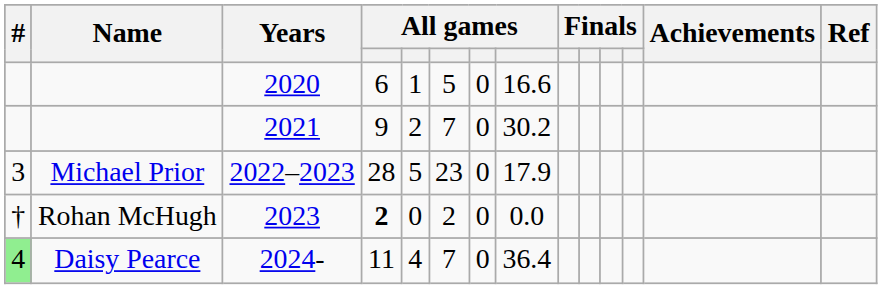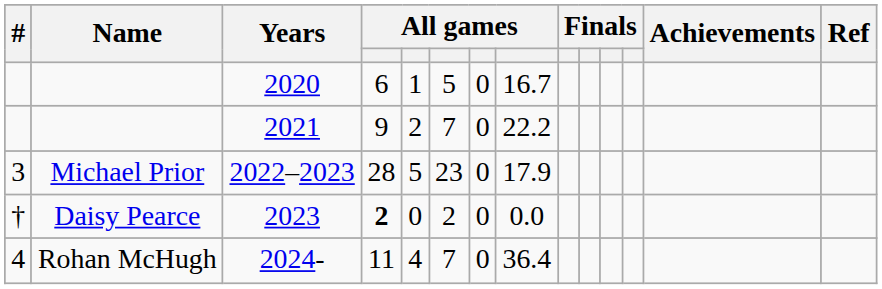(527, 83) 16.6 -> (527, 83) 16.7
(527, 127) 30.2 -> (527, 127) 22.2
(127, 216) Rohan McHugh -> (127, 216) Daisy Pearce
(18, 260) lightgreen background -> (18, 260) no background
(127, 260) Daisy Pearce -> (127, 260) Rohan McHugh
